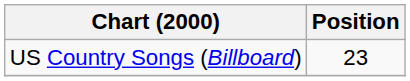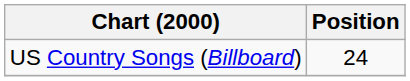(356, 57) 23 -> (356, 57) 24
